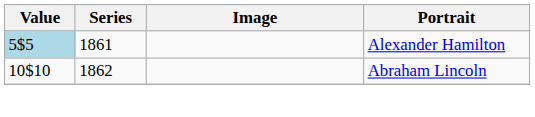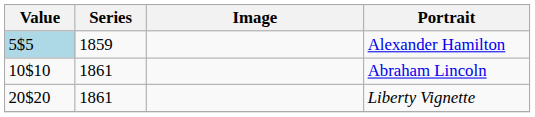(96, 44) 1861 -> (96, 44) 1859
(96, 71) 1862 -> (96, 71) 1861
+ row: (421, 97)
